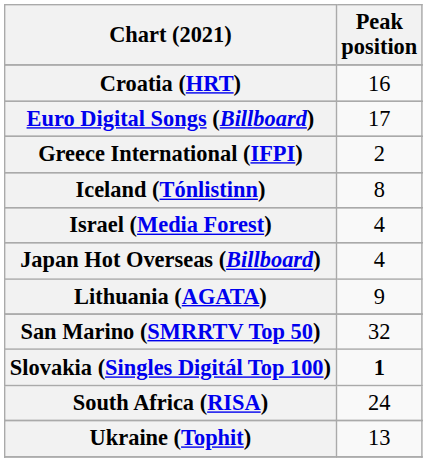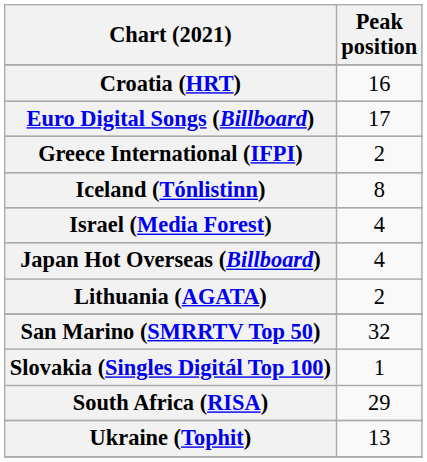(379, 296) 9 -> (379, 296) 2
(379, 367) bold -> (379, 367) normal
(379, 402) 24 -> (379, 402) 29
